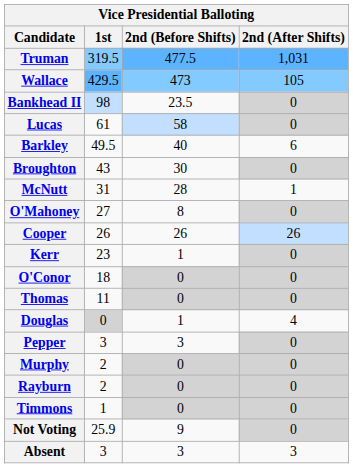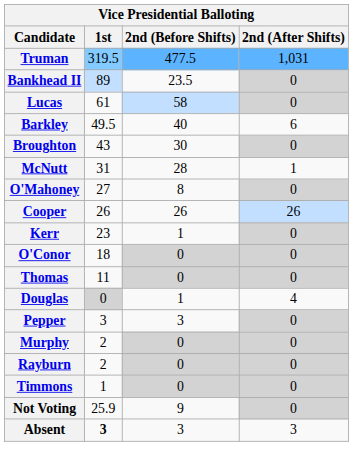- row: (45, 80)
(103, 102) 98 -> (103, 80) 89
(103, 451) normal -> (103, 430) bold
